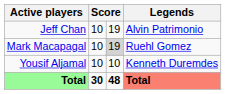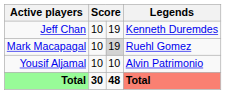(164, 30) Alvin Patrimonio -> (172, 30) Kenneth Duremdes
(172, 64) Kenneth Duremdes -> (164, 64) Alvin Patrimonio
